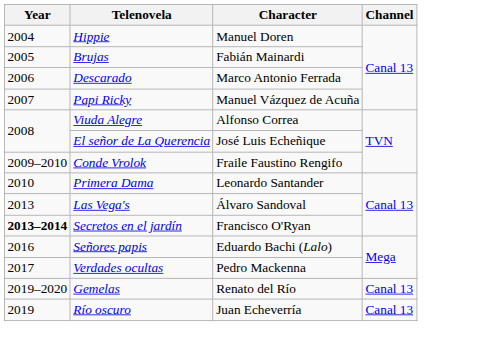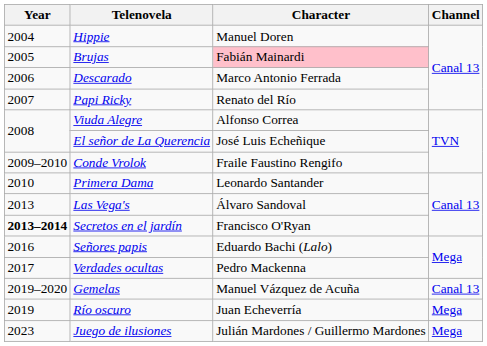(260, 57) no background -> (260, 57) pink background
(288, 99) Manuel Vázquez de Acuña -> (256, 99) Renato del Río
(256, 288) Renato del Río -> (288, 288) Manuel Vázquez de Acuña
(389, 309) Canal 13 -> (447, 309) Mega
+ row: (122, 330)
